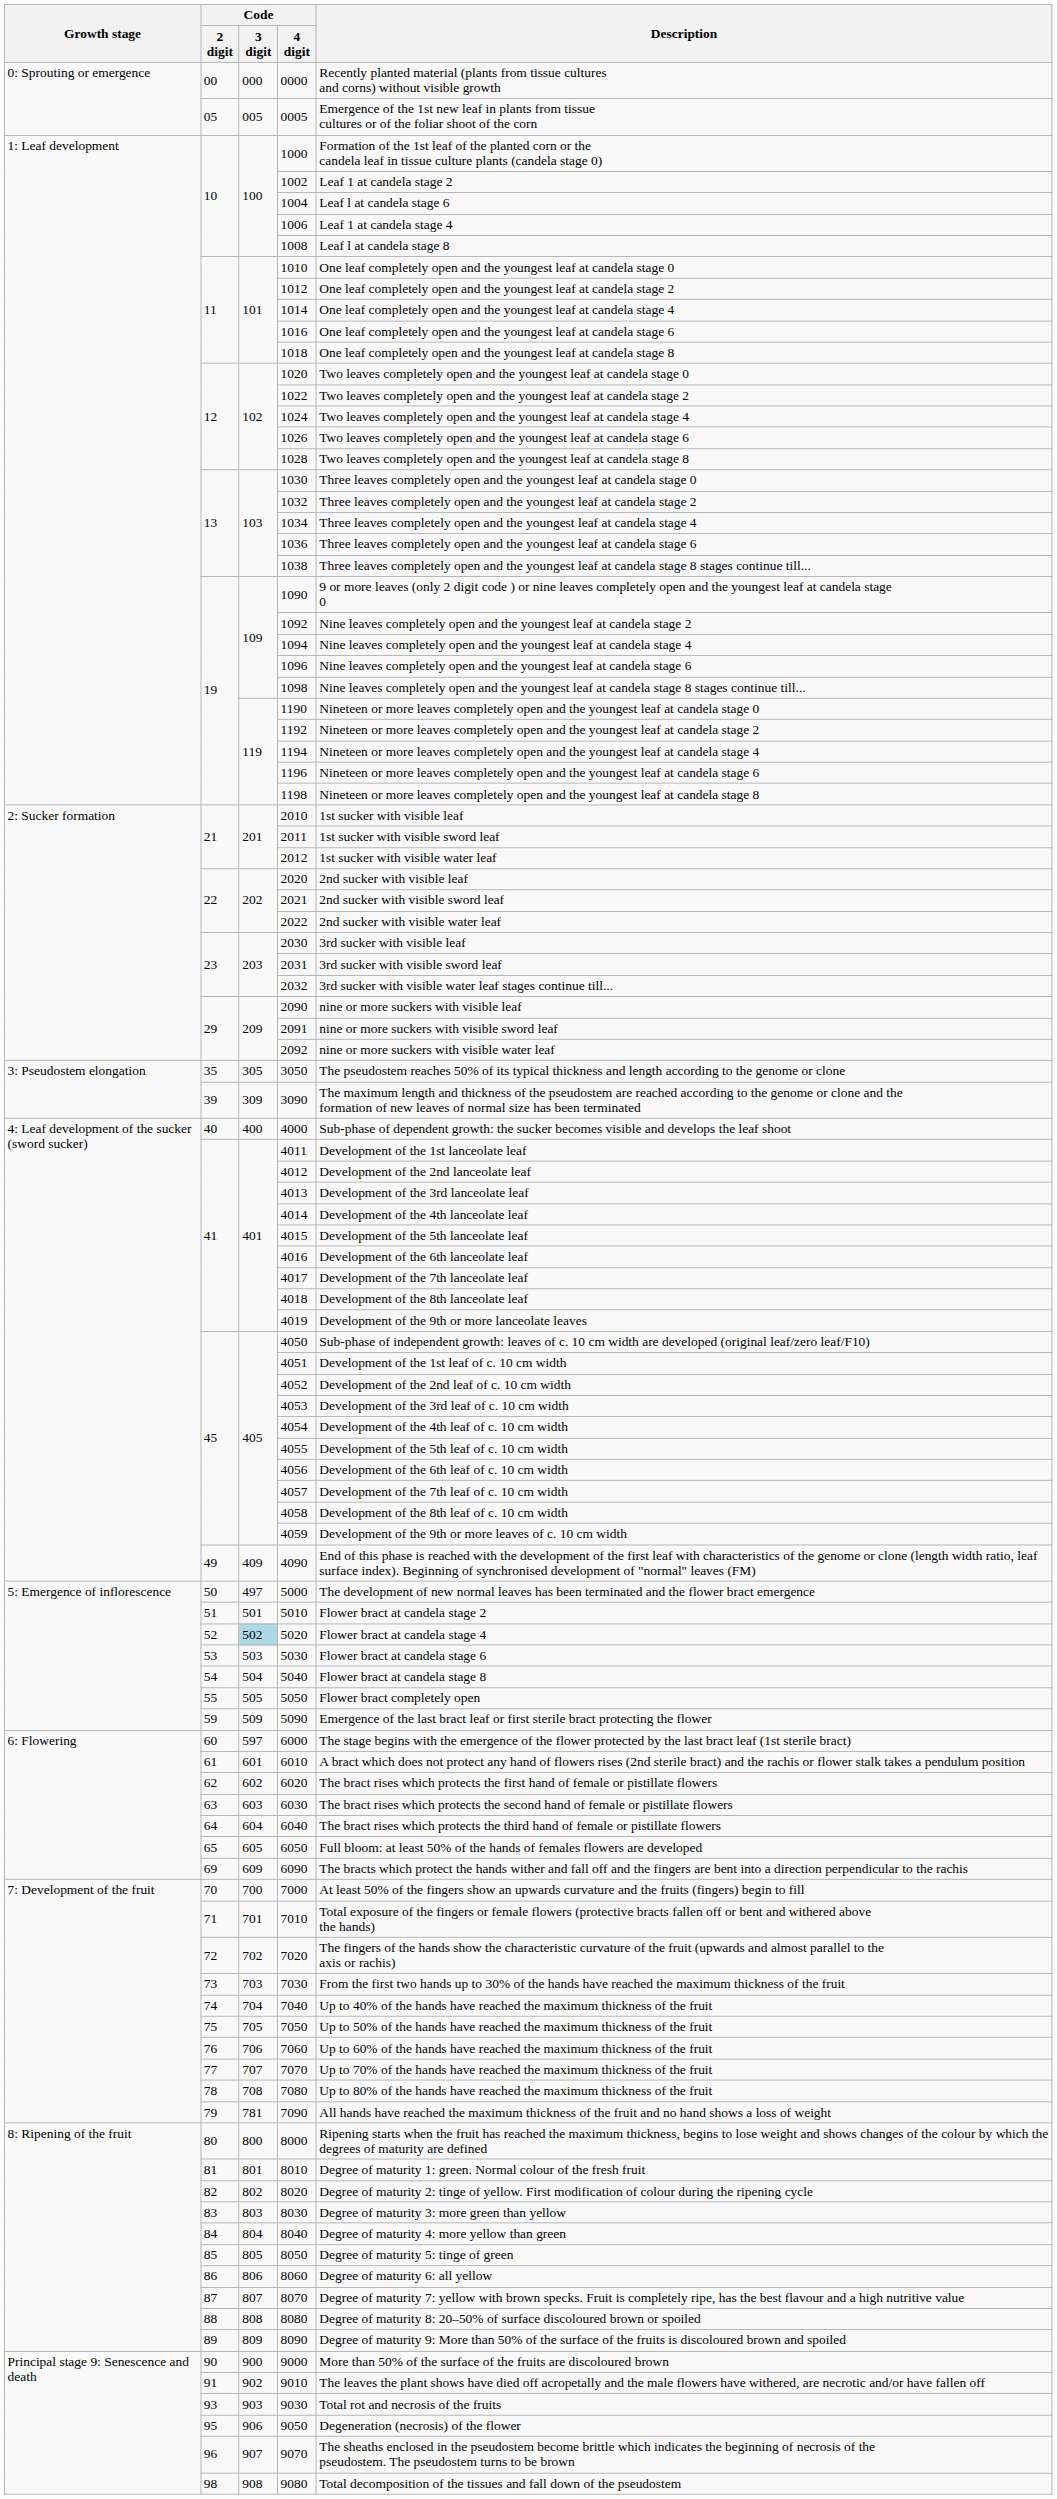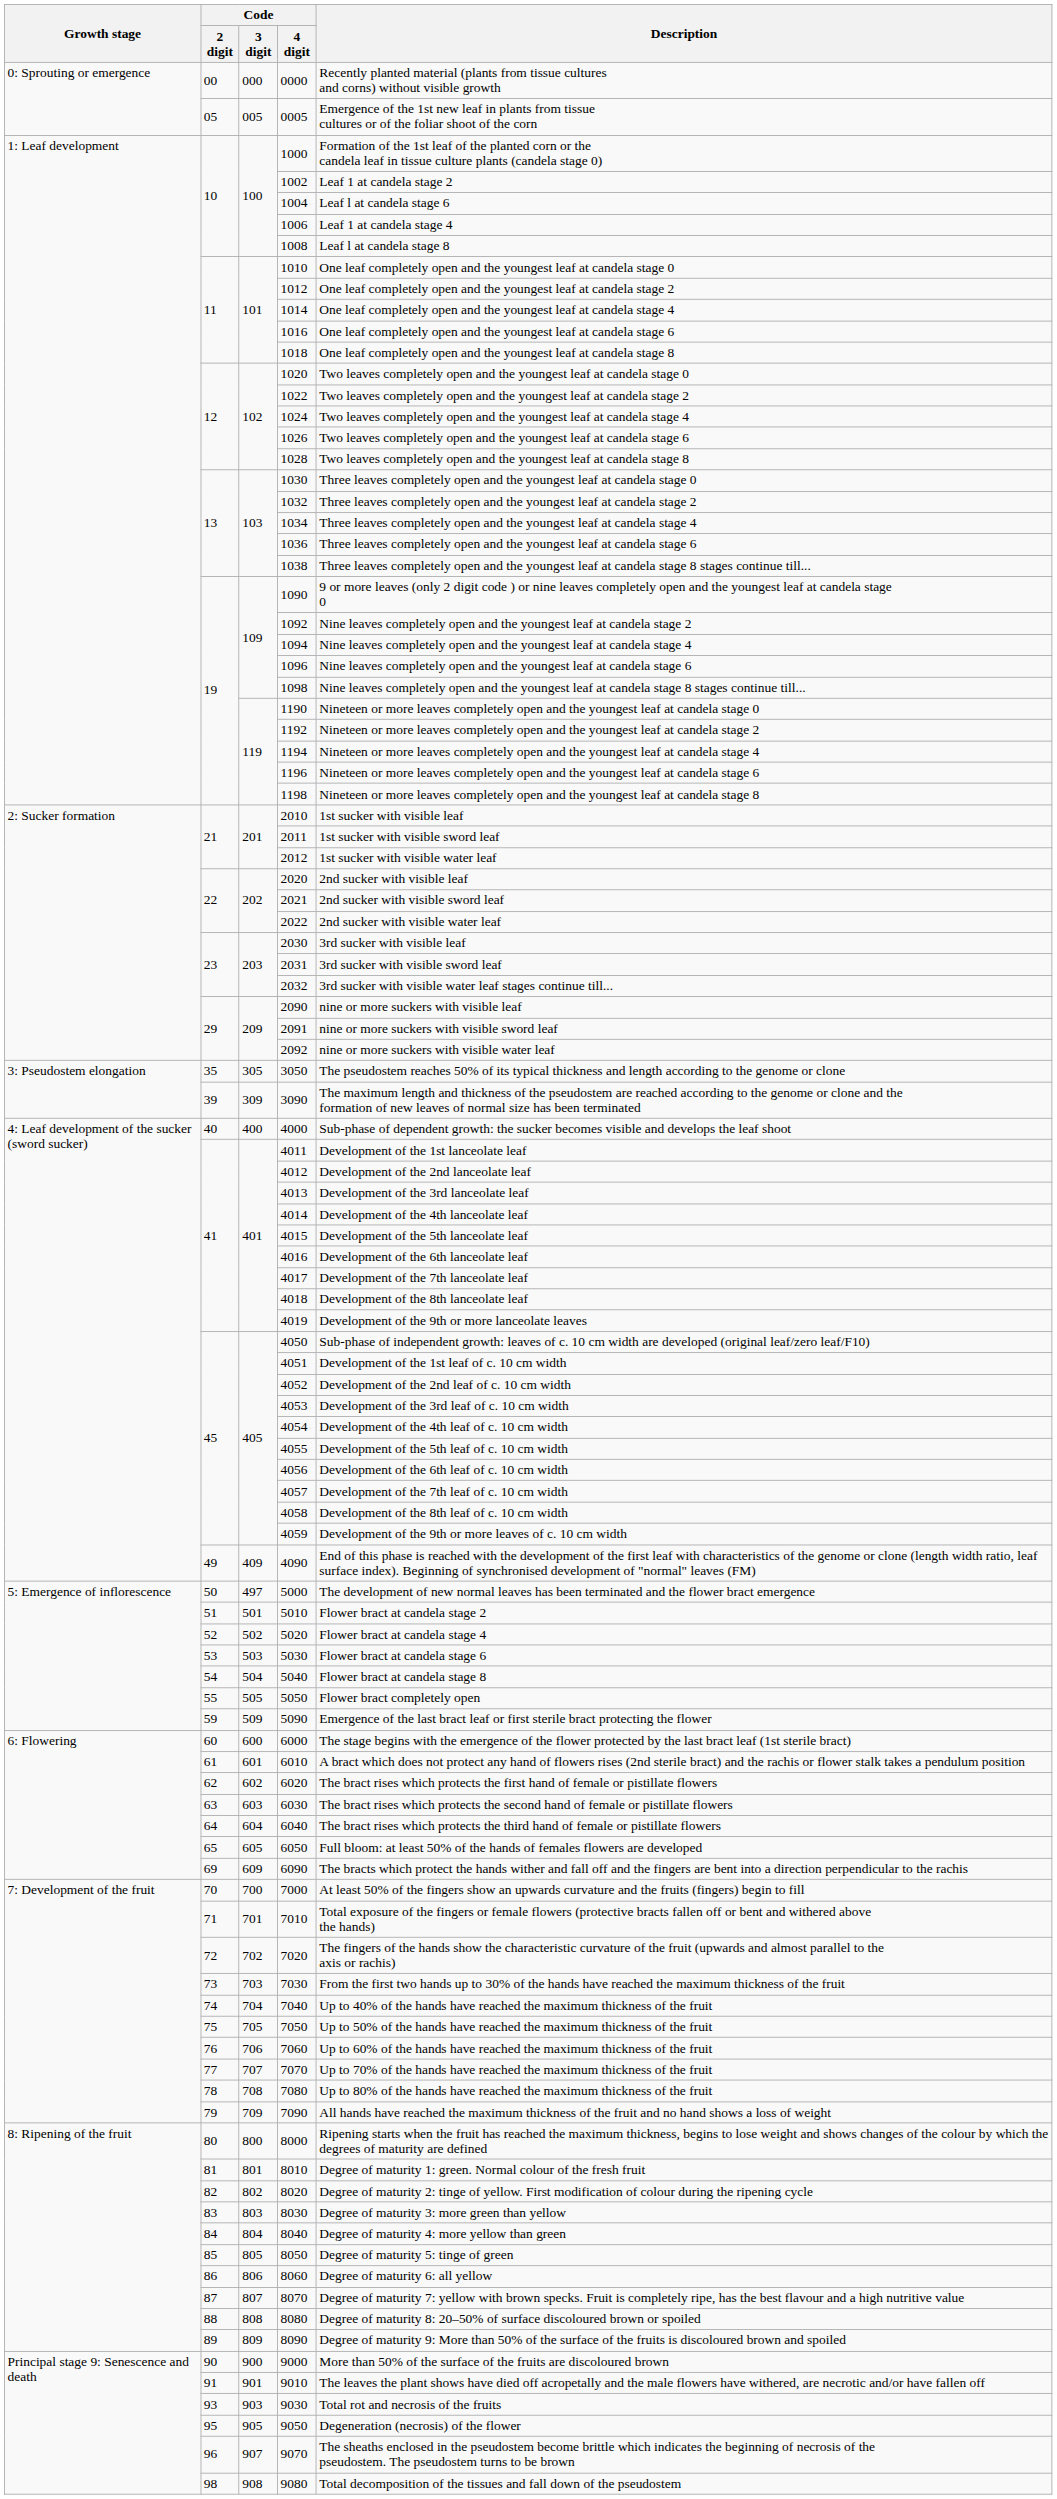(252, 1634) lightblue background -> (252, 1634) no background
(252, 1740) 597 -> (252, 1740) 600
(252, 2112) 781 -> (252, 2112) 709
(252, 2383) 902 -> (252, 2383) 901
(252, 2425) 906 -> (252, 2425) 905
